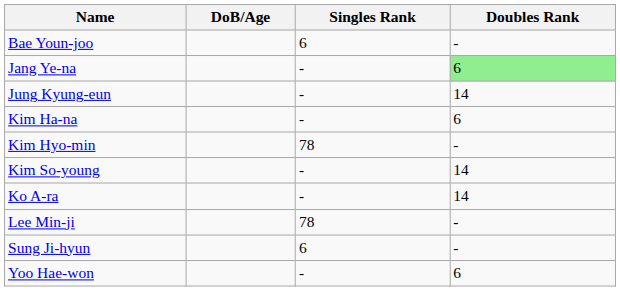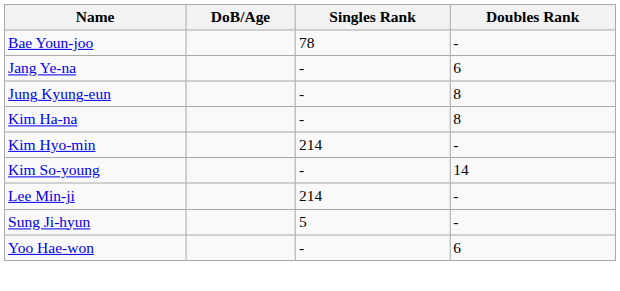(303, 43) 6 -> (307, 43) 78
(457, 68) lightgreen background -> (457, 68) no background
(461, 94) 14 -> (457, 94) 8
(457, 119) 6 -> (457, 119) 8
(307, 145) 78 -> (311, 145) 214
- row: (33, 196)
(307, 221) 78 -> (311, 196) 214
(303, 247) 6 -> (303, 221) 5
